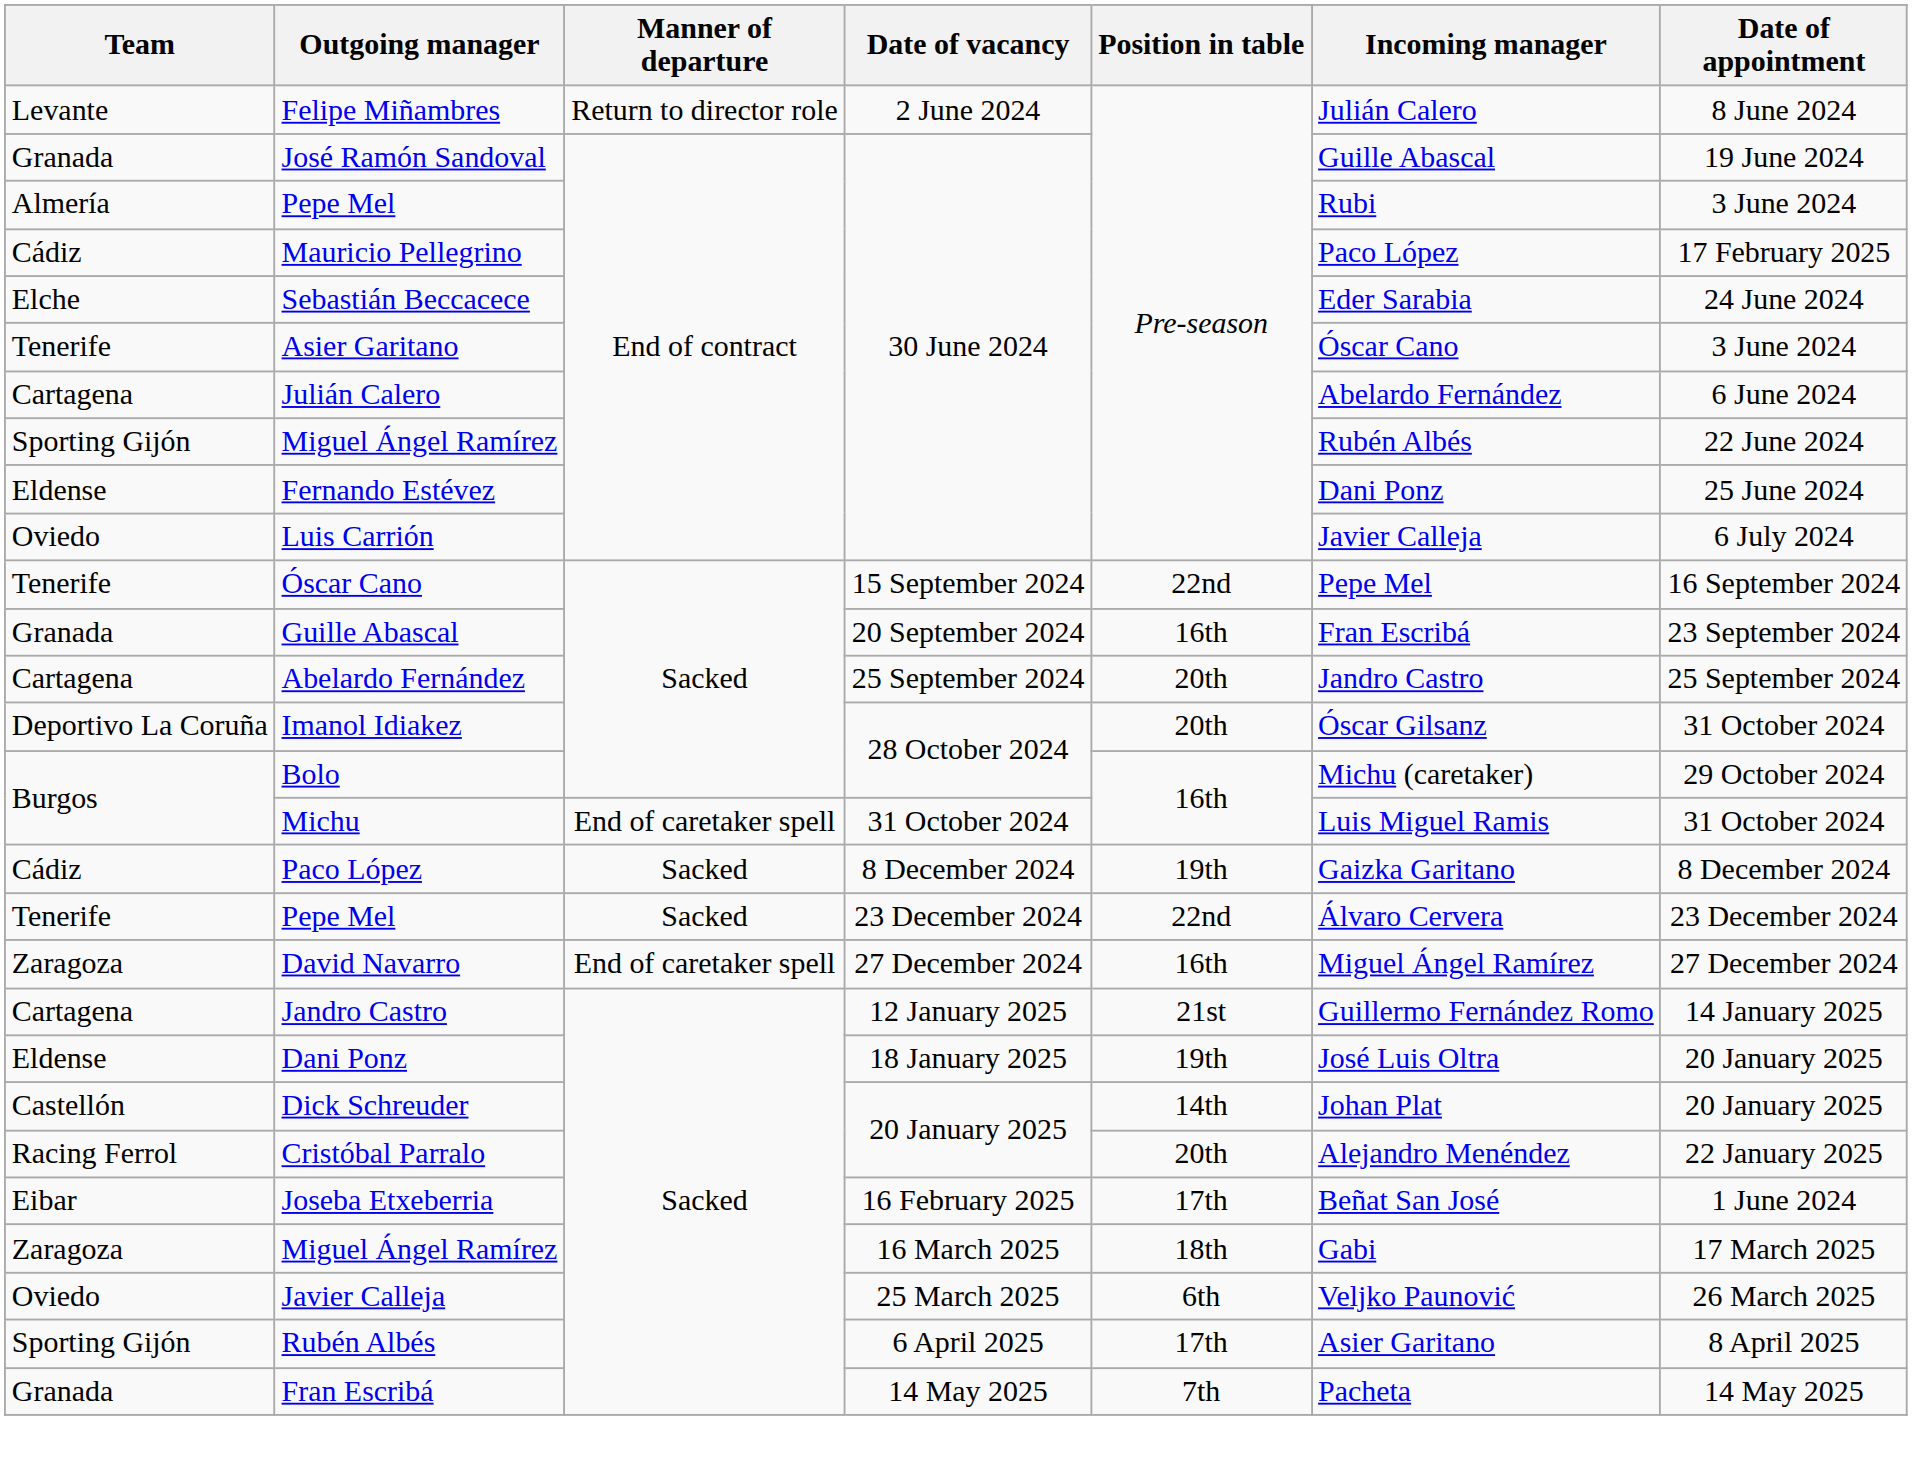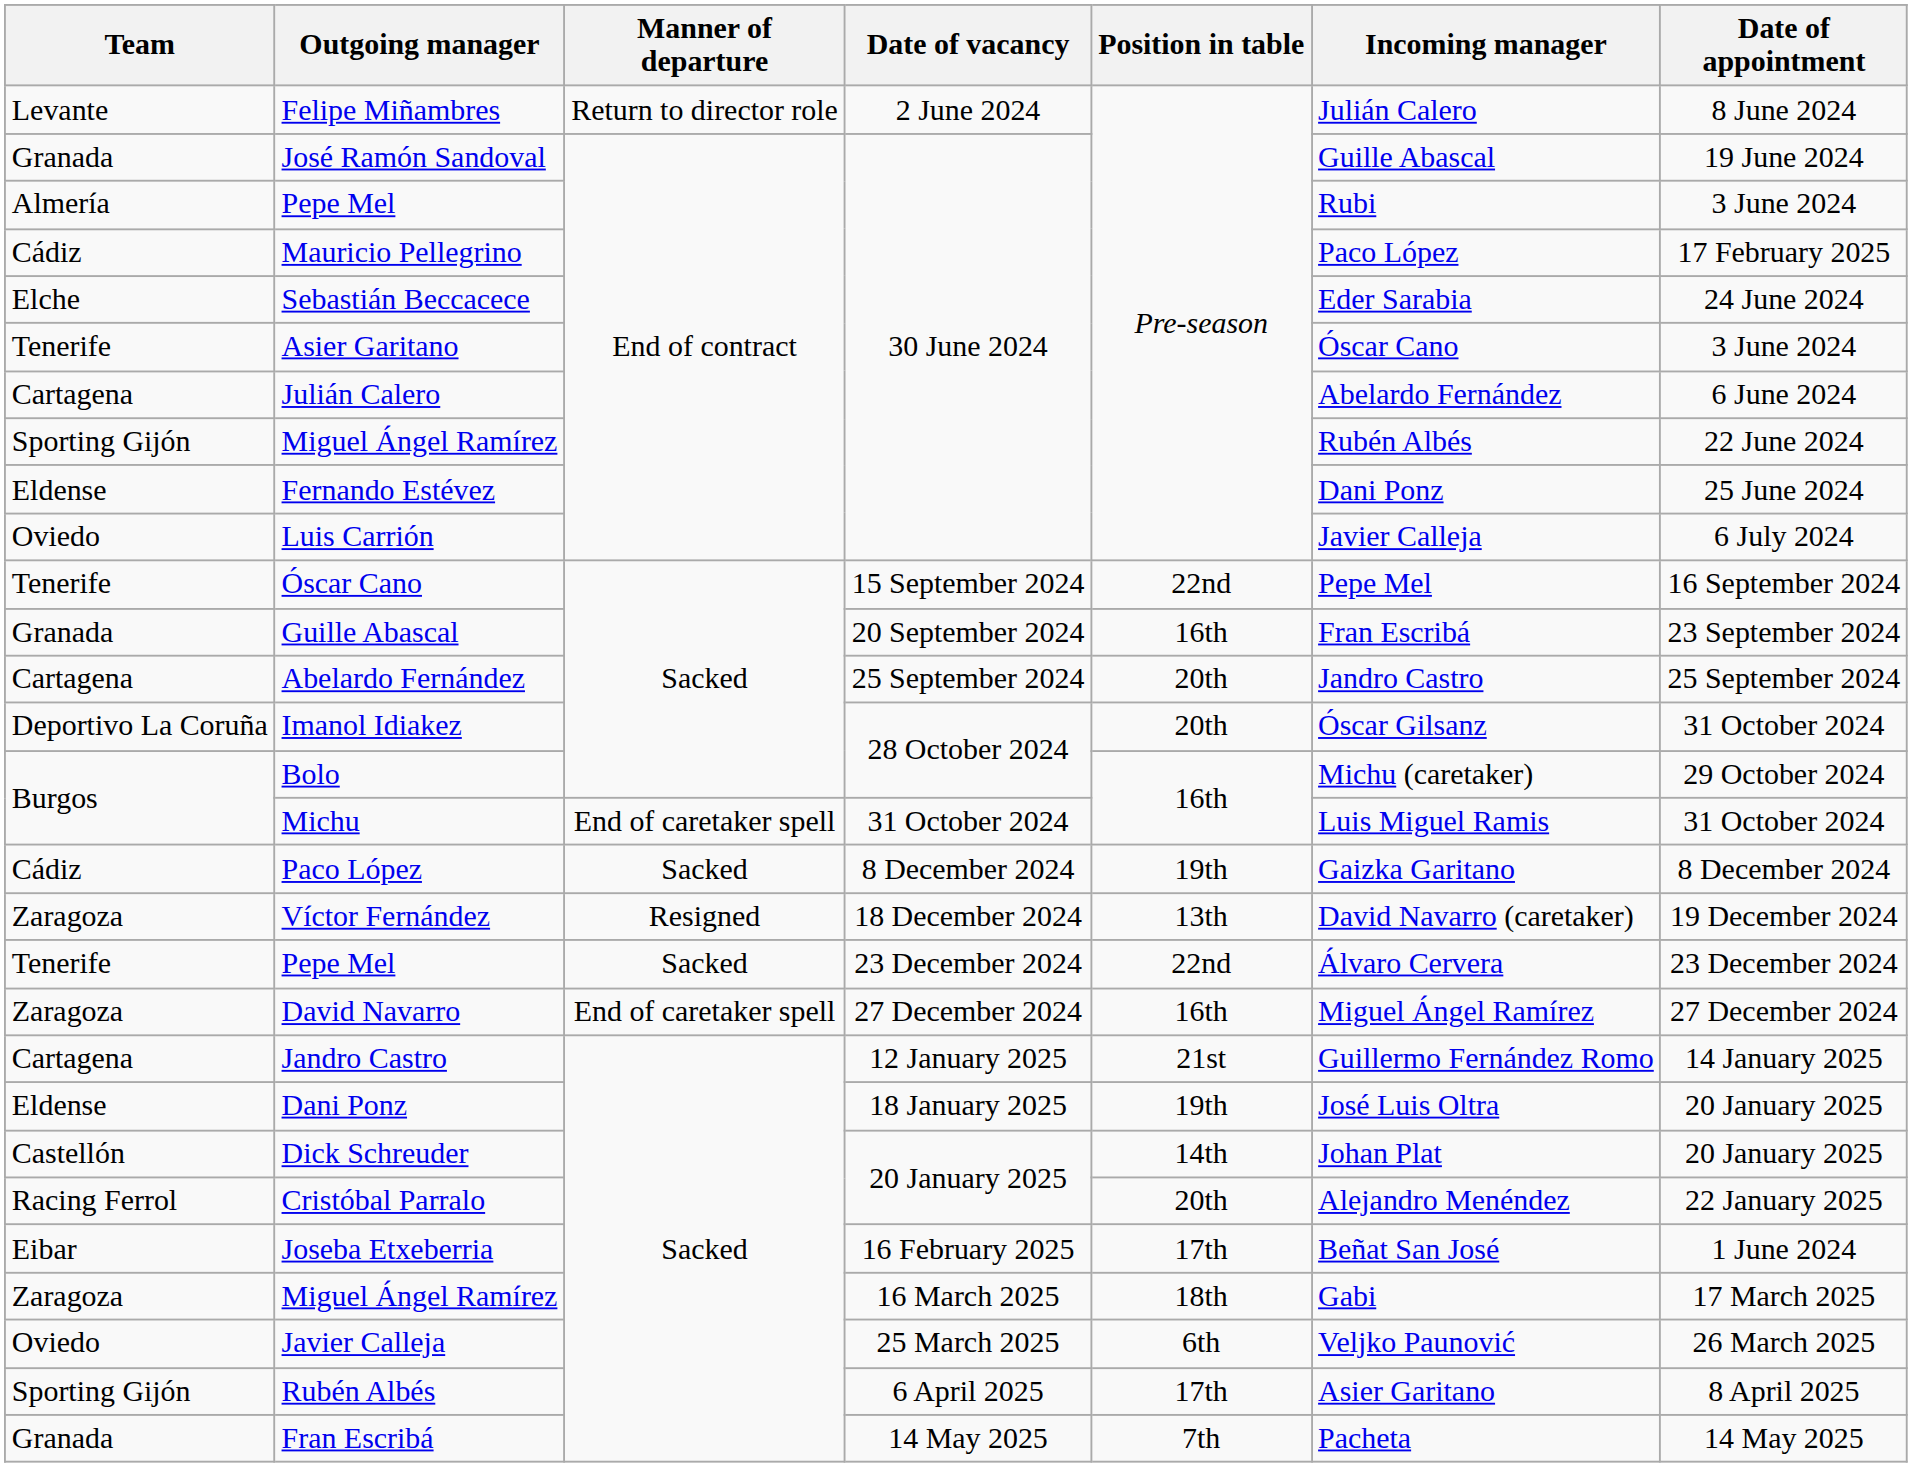+ row: (386, 916)
